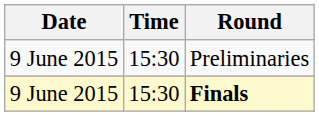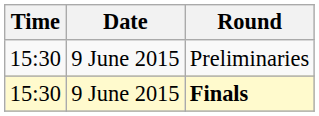columns swapped: (64, 22) <-> (154, 22)
